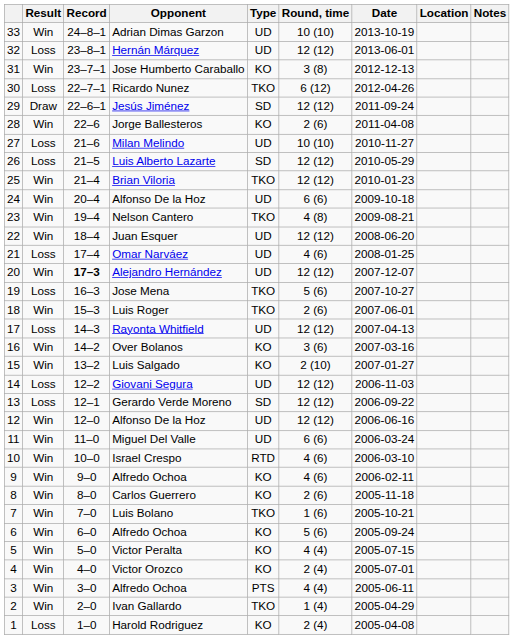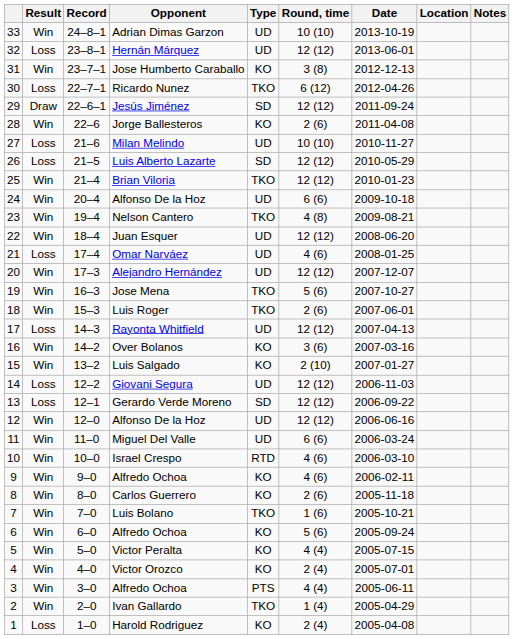(87, 273) bold -> (87, 273) normal
(43, 291) Loss -> (43, 291) Win
